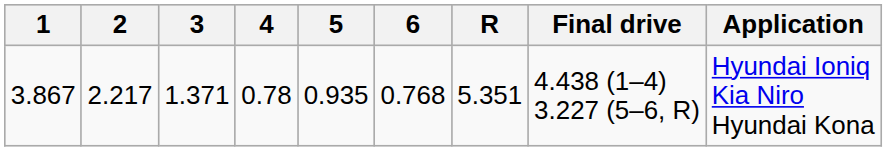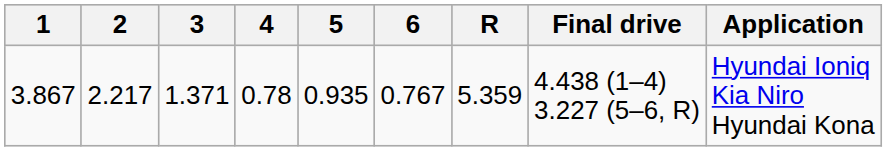(413, 95) 0.768 -> (413, 95) 0.767
(490, 95) 5.351 -> (490, 95) 5.359
